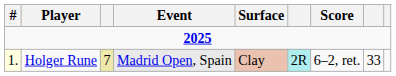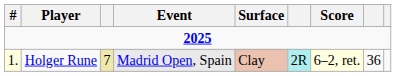(337, 60) no background -> (337, 60) lightyellow background
(374, 60) 33 -> (374, 60) 36
